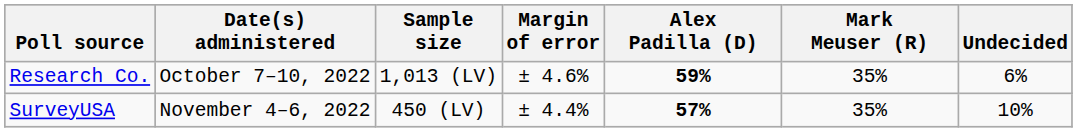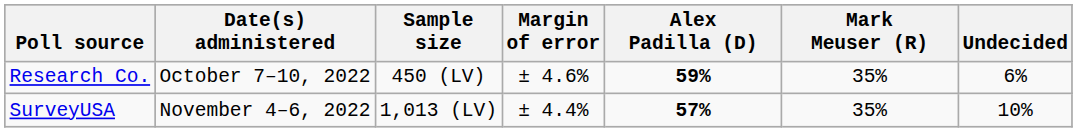(438, 77) 1,013 (LV) -> (438, 77) 450 (LV)
(438, 110) 450 (LV) -> (438, 110) 1,013 (LV)
